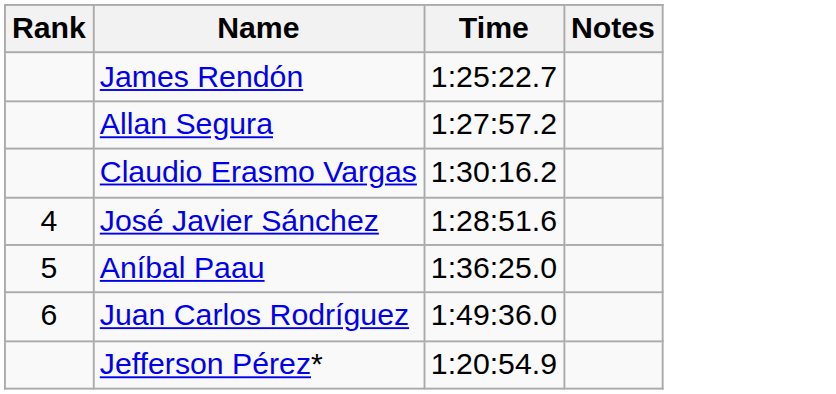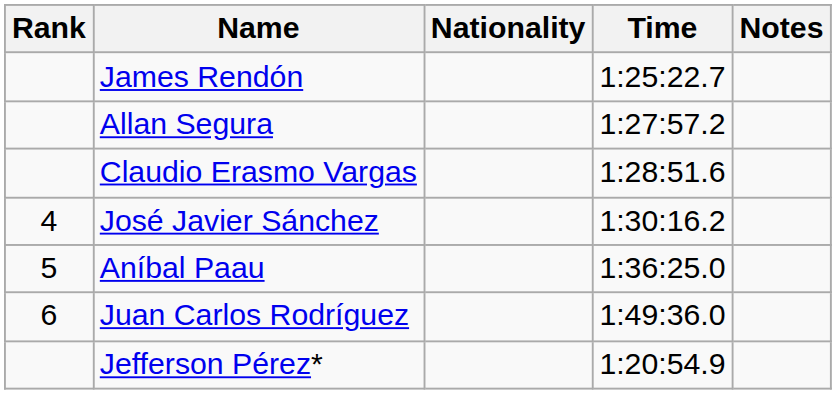+ column: (508, 28)
(494, 172) 1:30:16.2 -> (662, 172) 1:28:51.6
(494, 220) 1:28:51.6 -> (662, 220) 1:30:16.2
